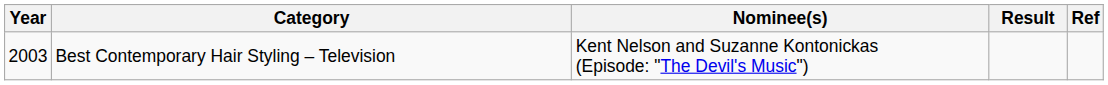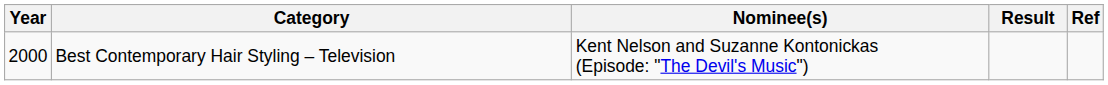(28, 55) 2003 -> (28, 55) 2000
